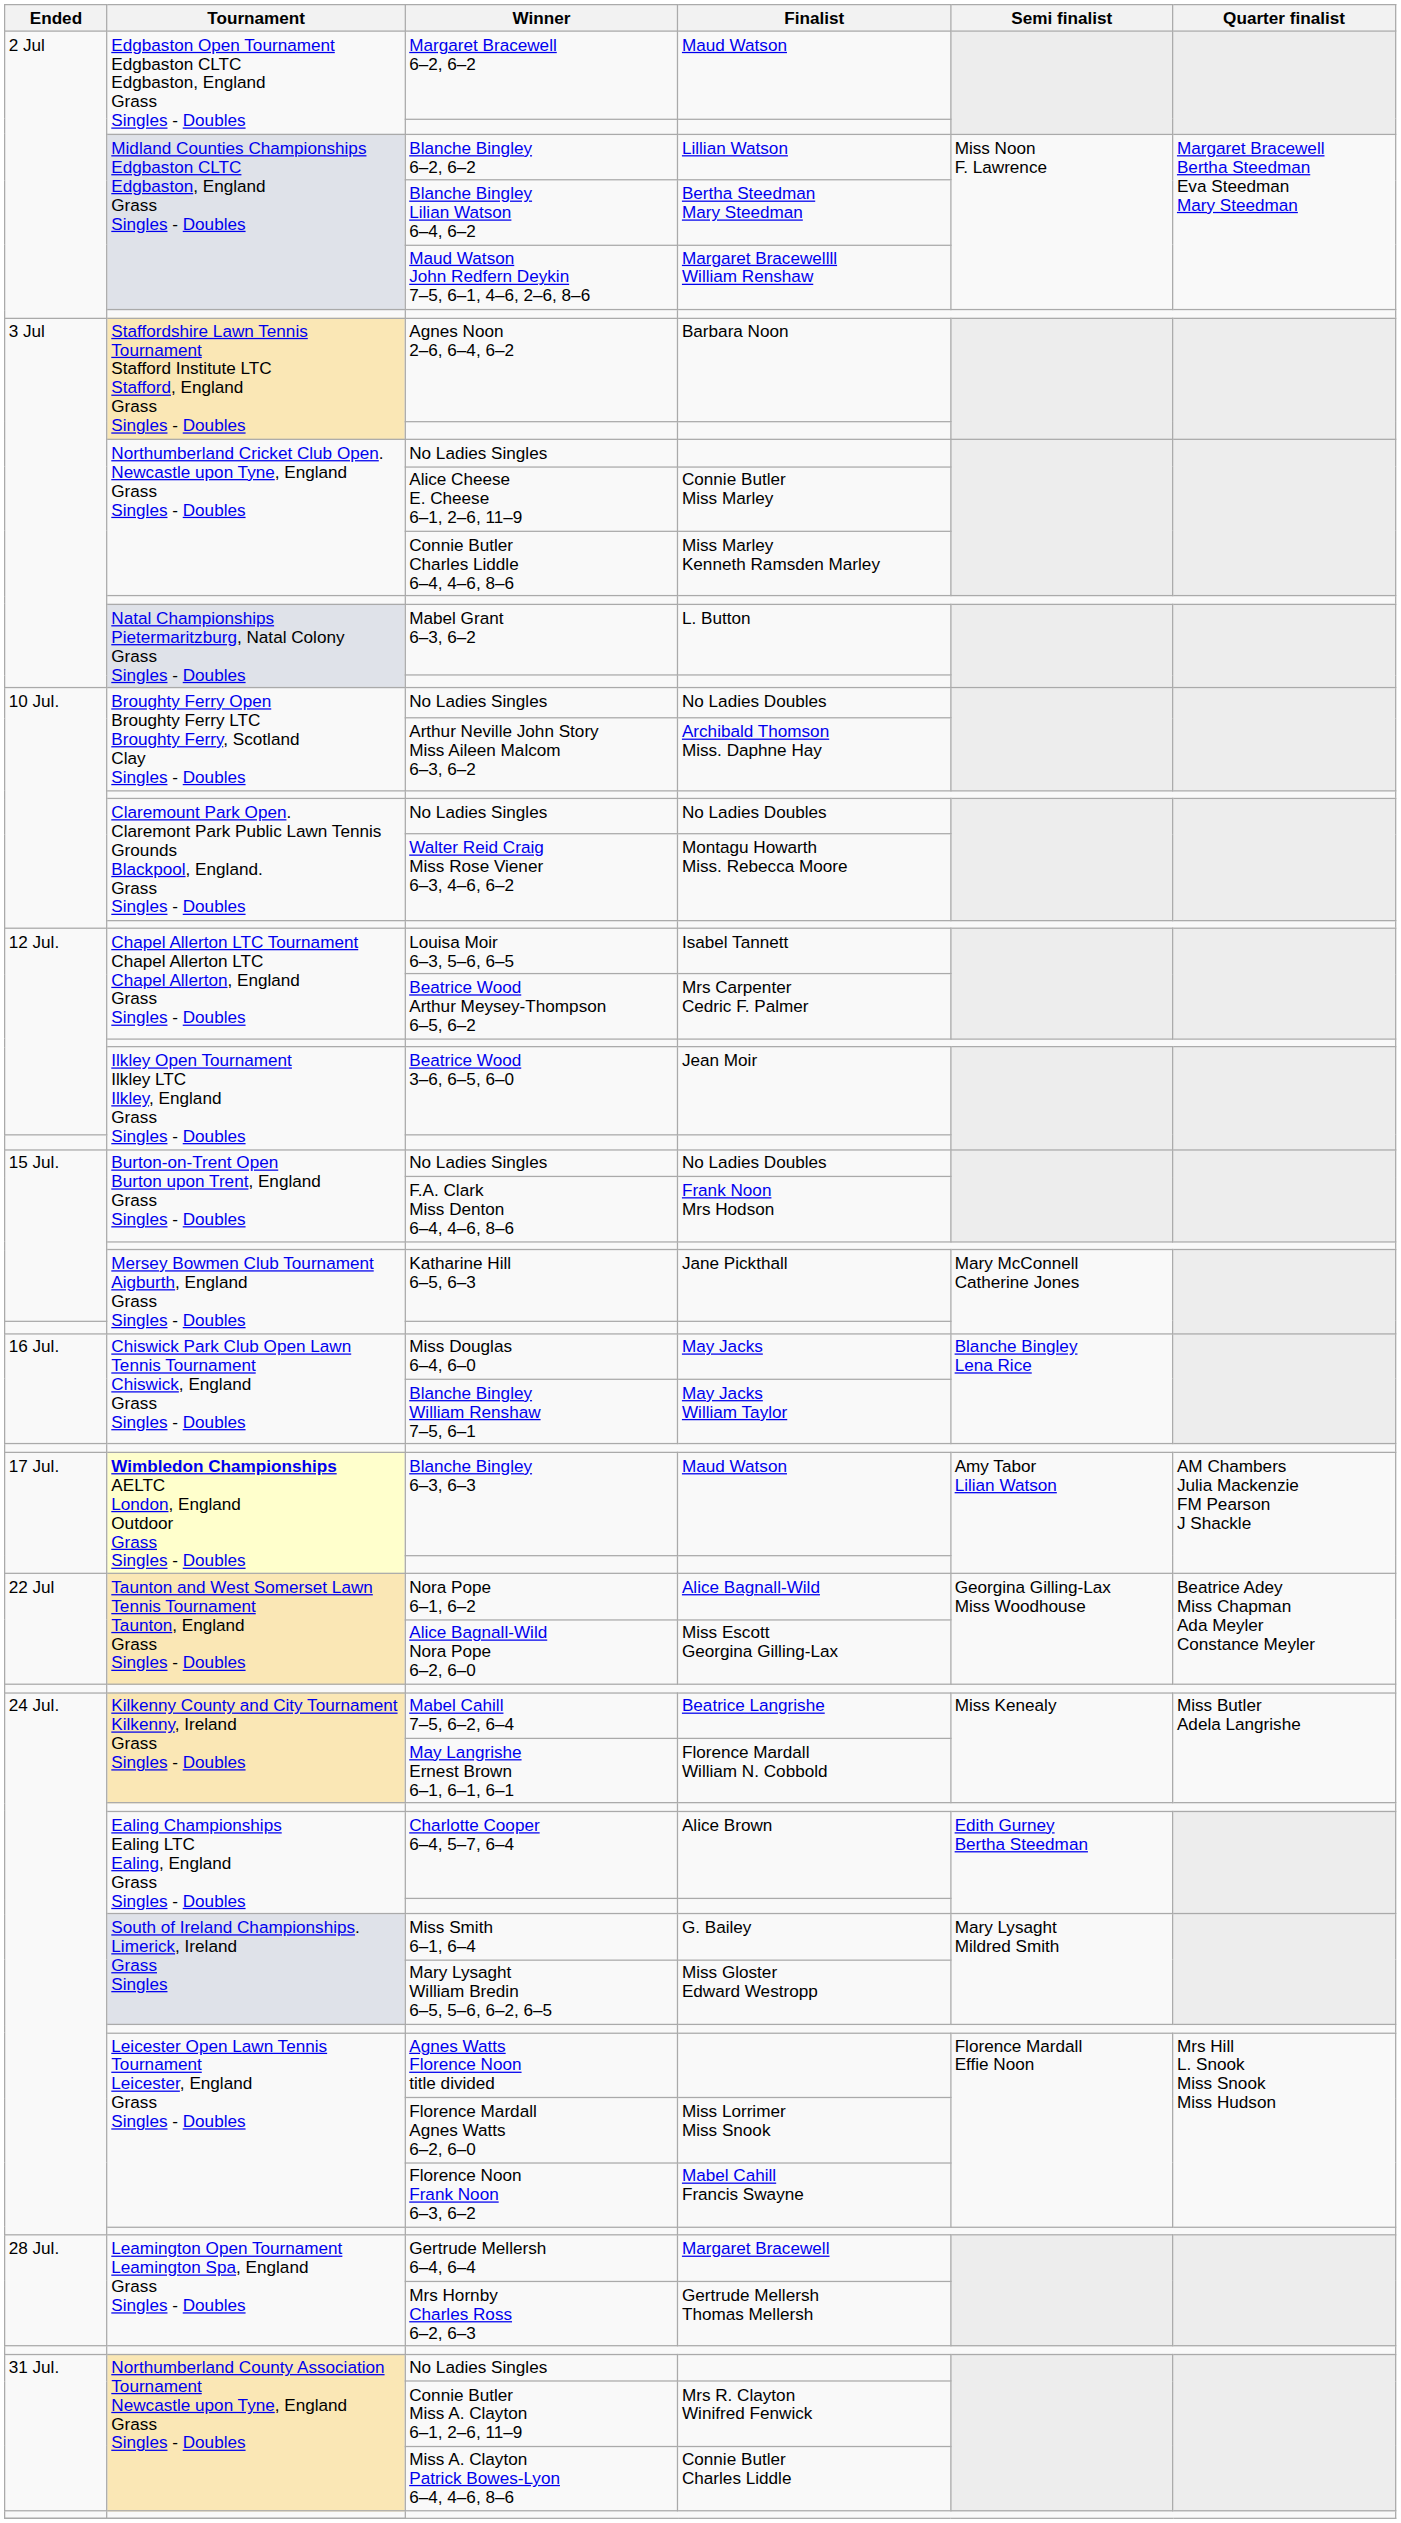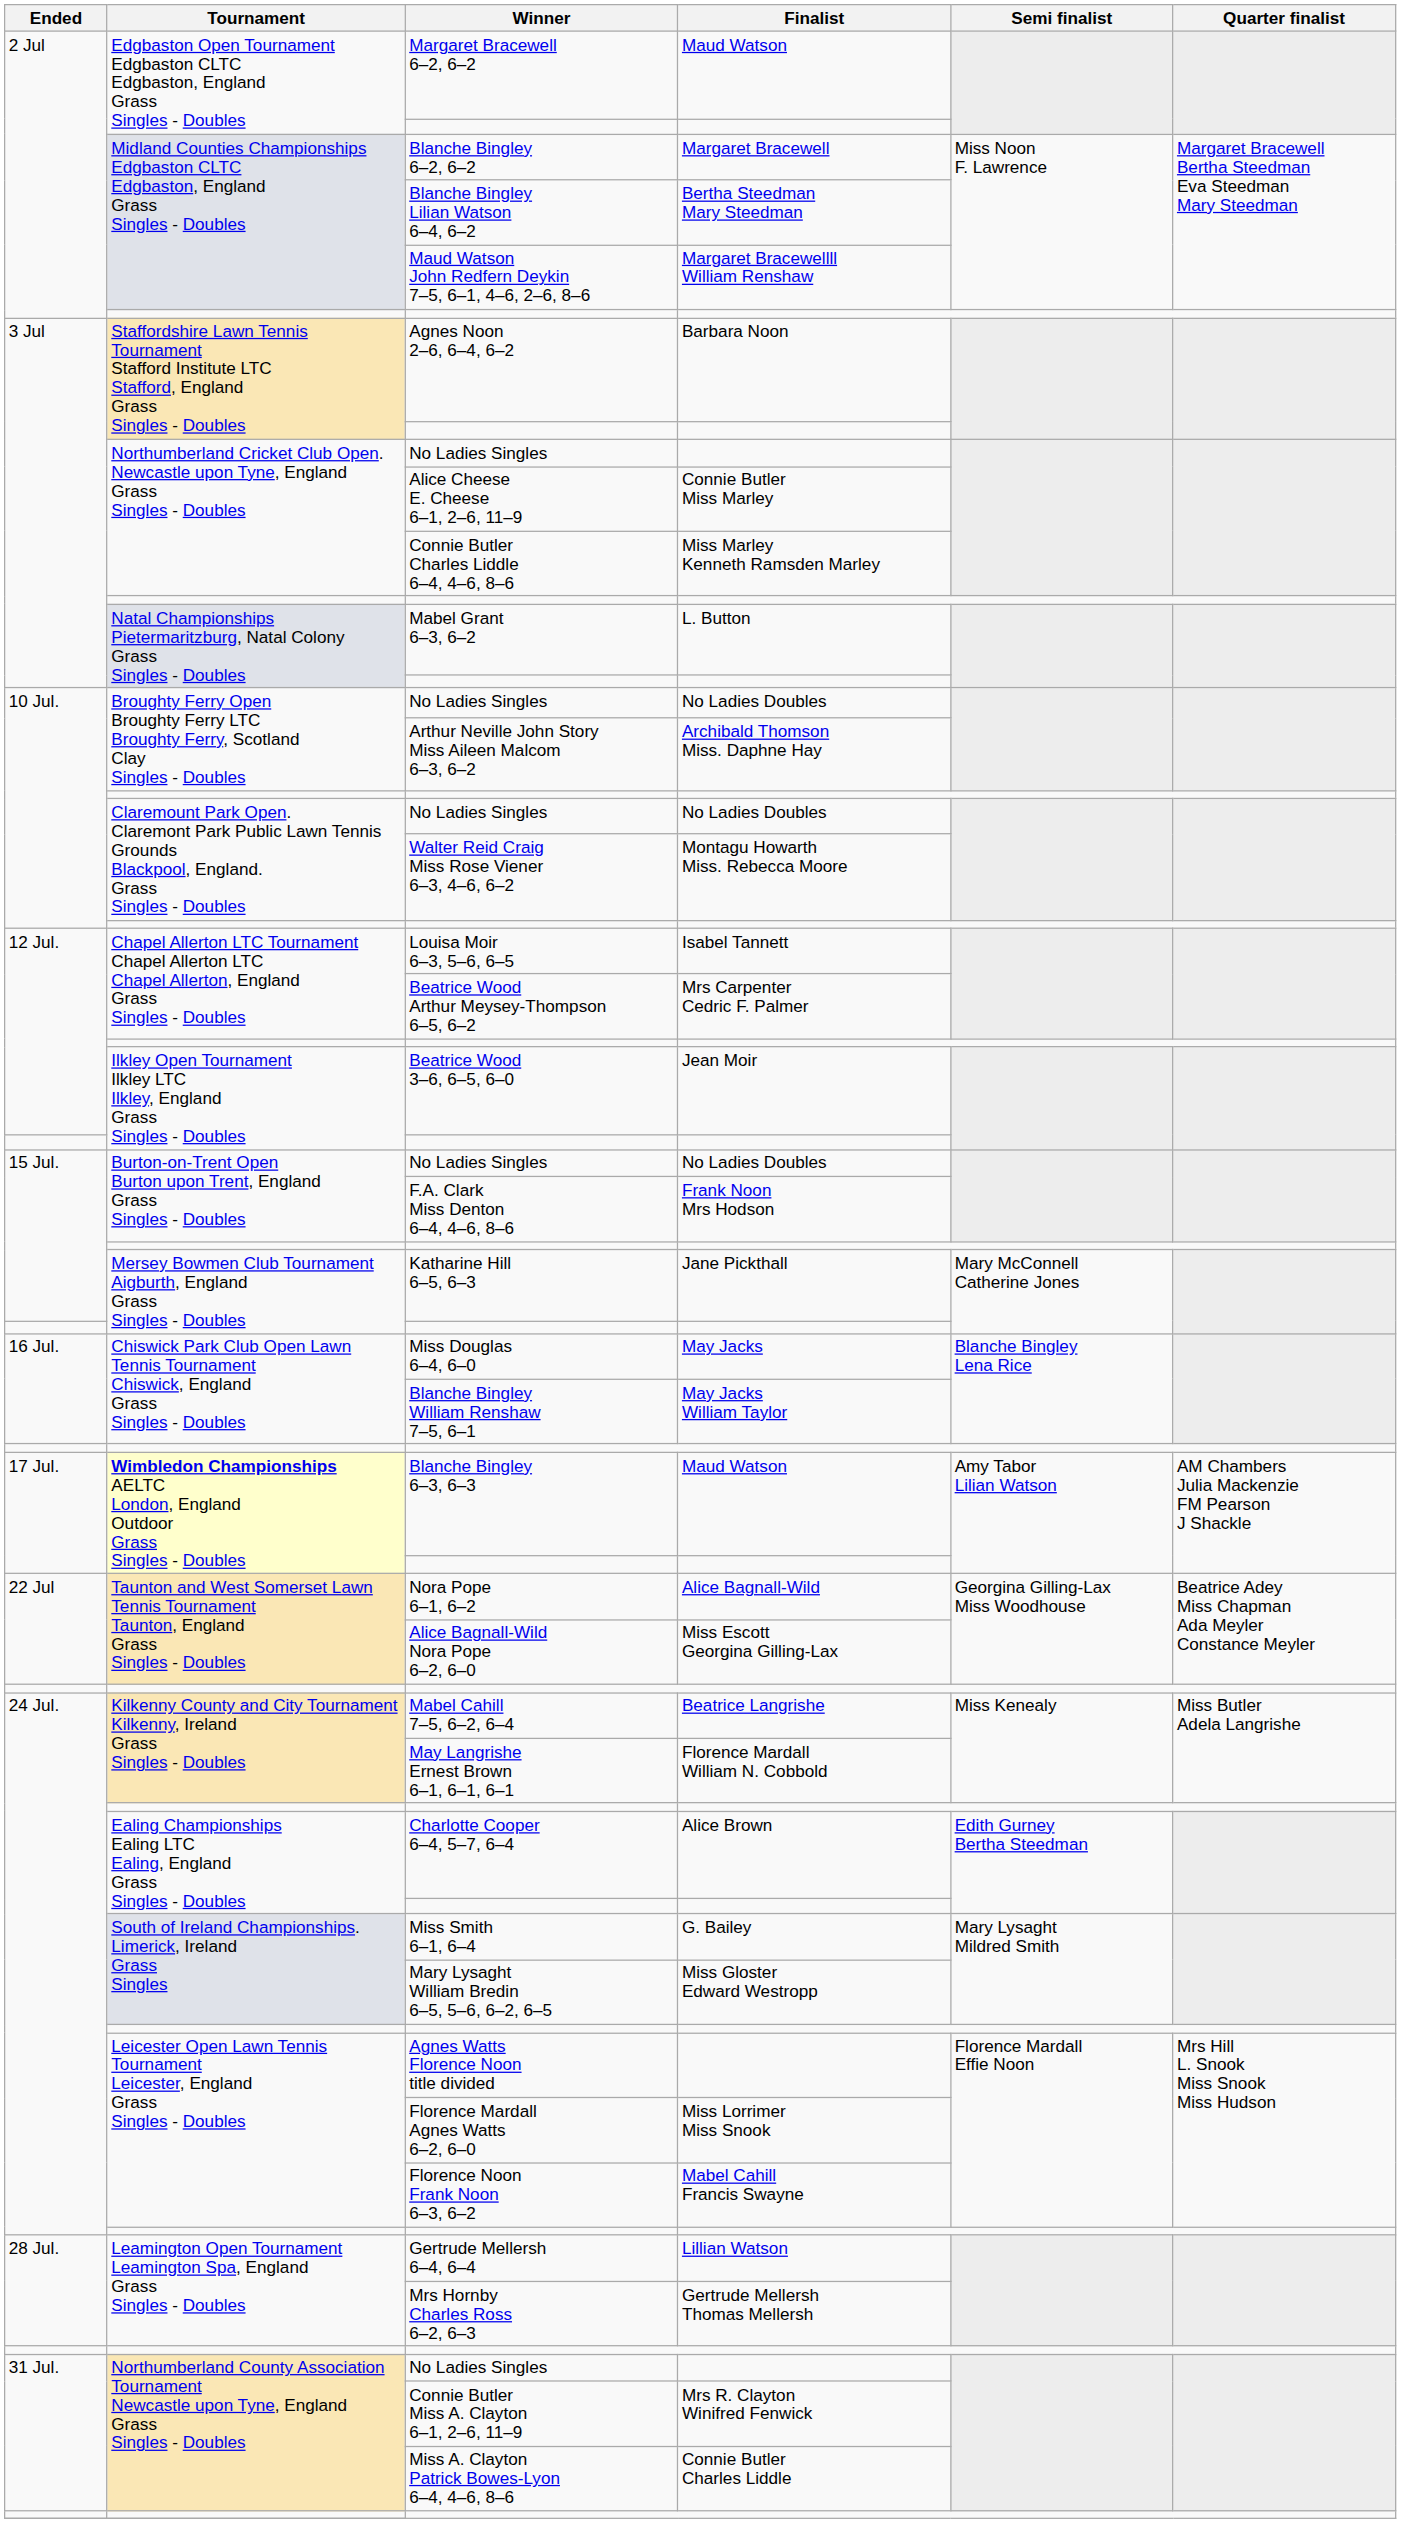(735, 147) Lillian Watson -> (756, 147) Margaret Bracewell
(756, 2248) Margaret Bracewell -> (735, 2248) Lillian Watson
